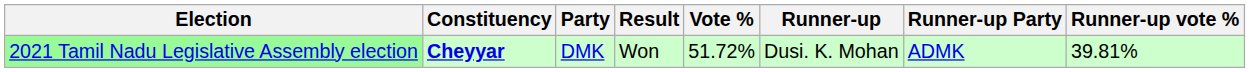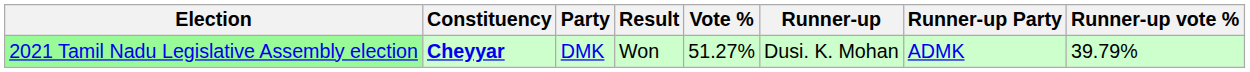(722, 51) 51.72% -> (722, 51) 51.27%
(1104, 51) 39.81% -> (1104, 51) 39.79%
